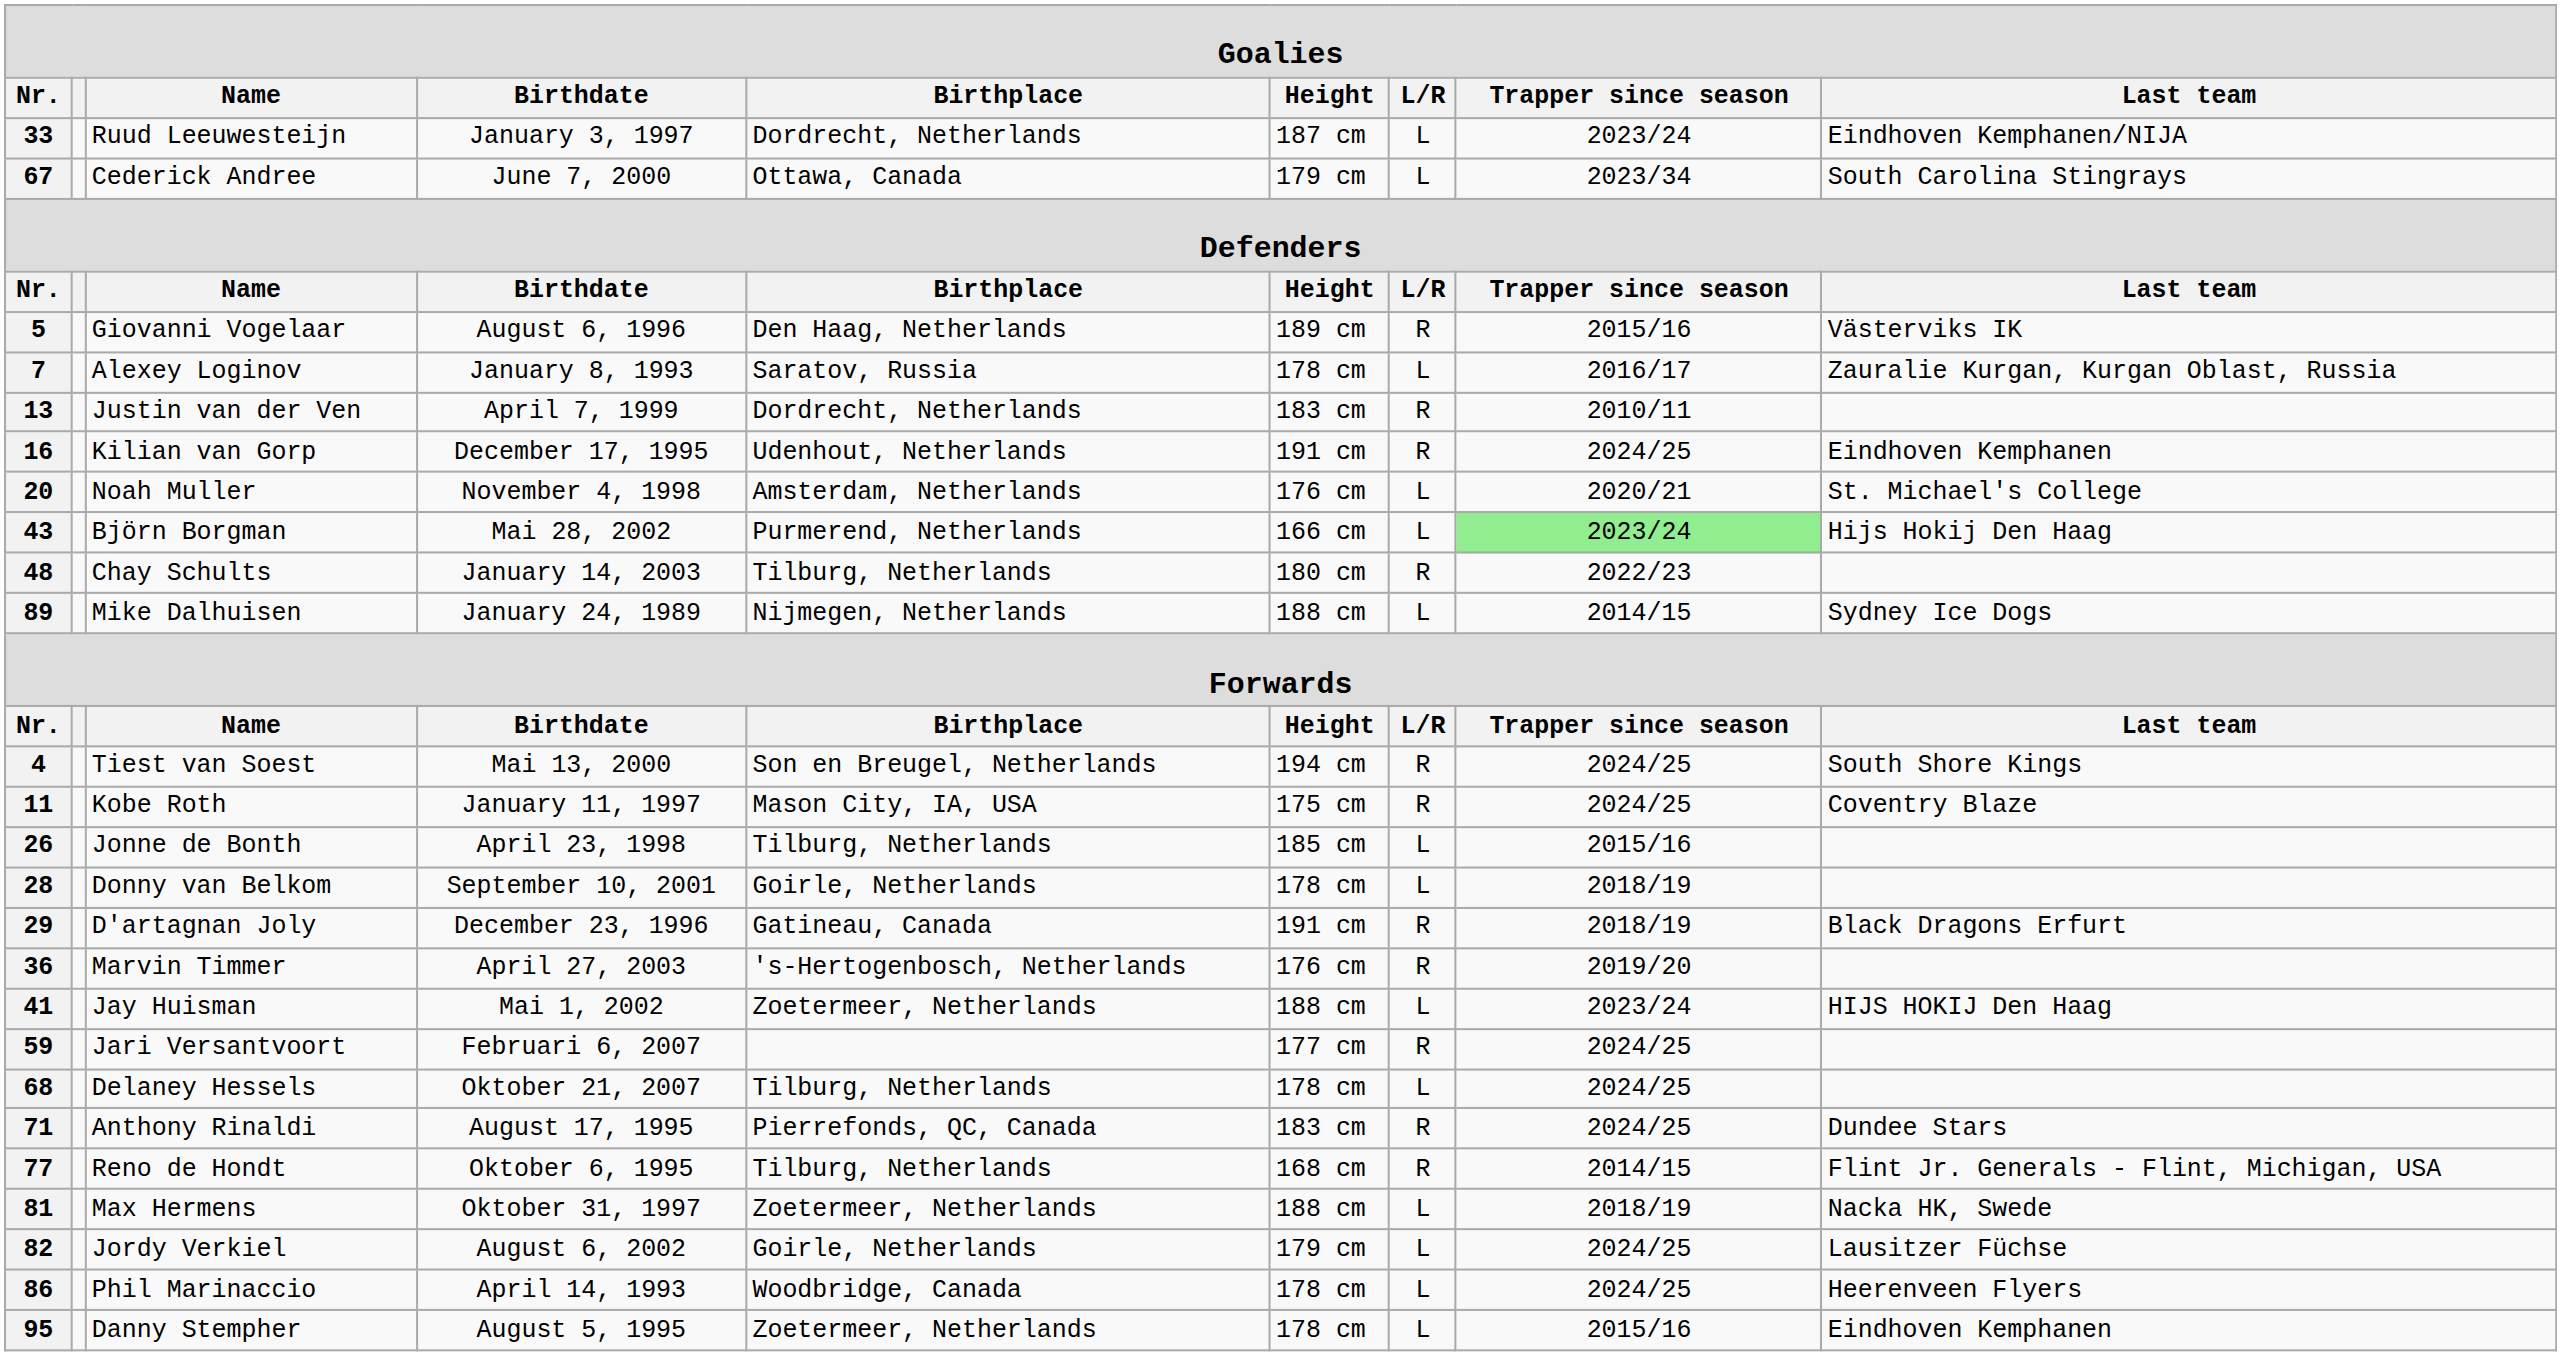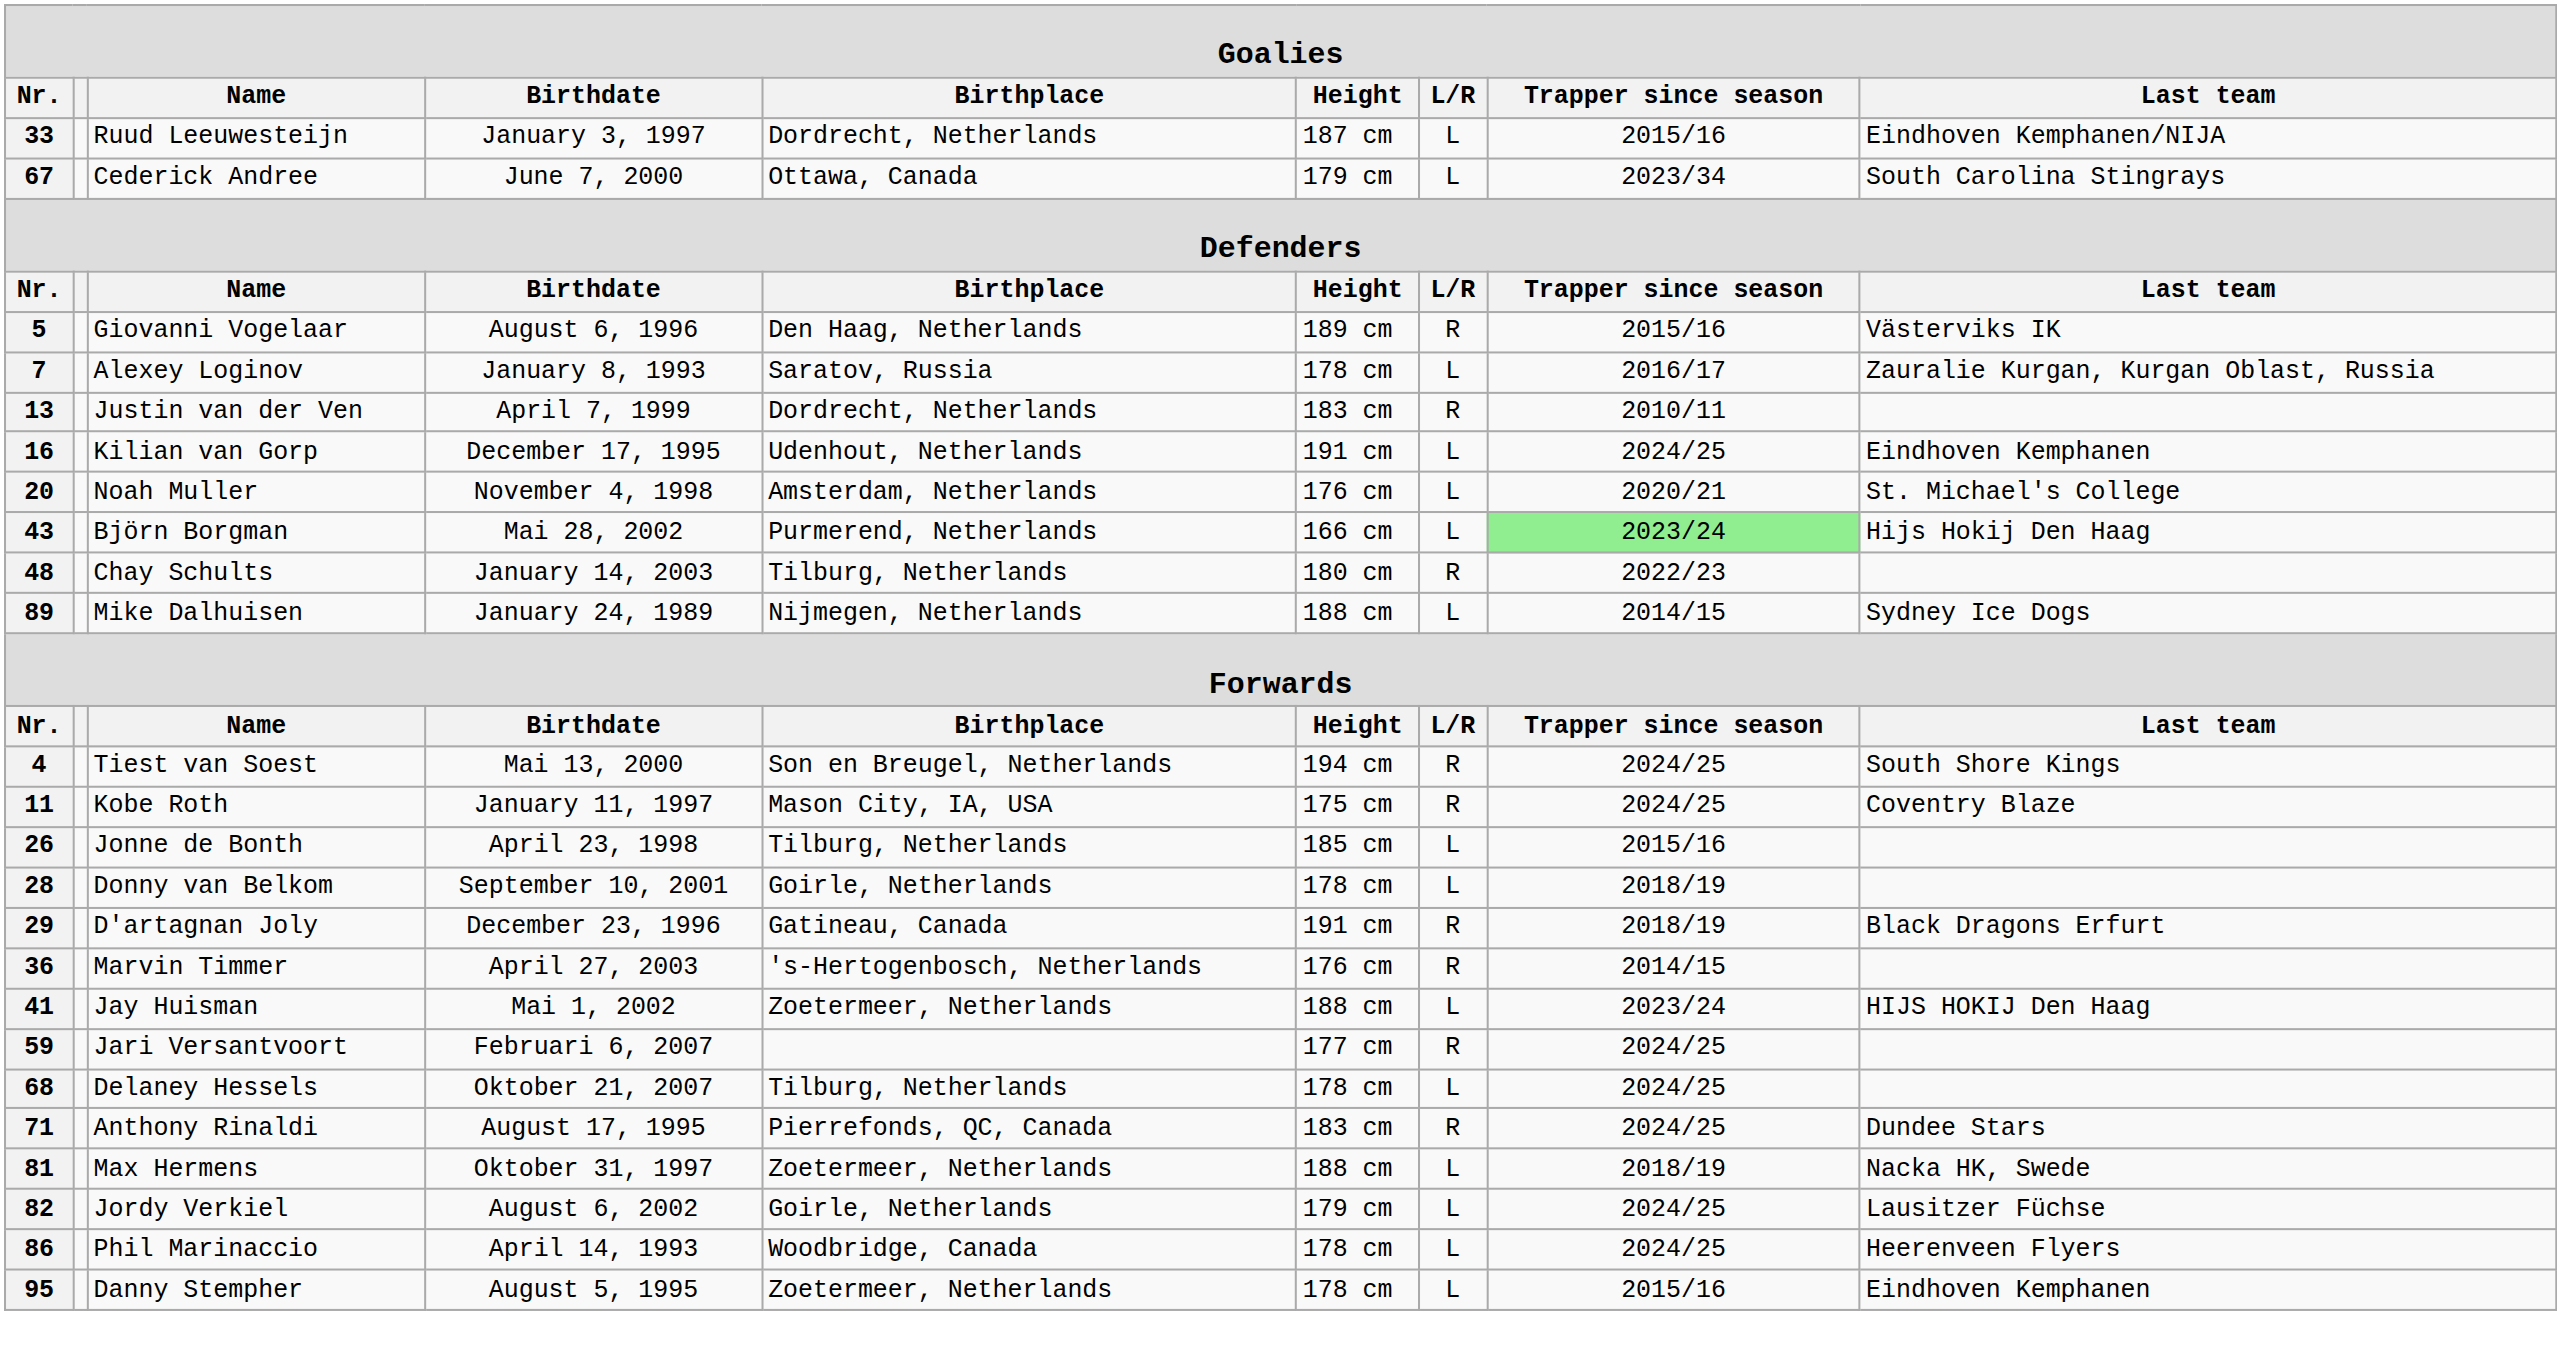(1639, 138) 2023/24 -> (1674, 138) 2015/16
(1423, 453) R -> (1453, 453) L
(1639, 968) 2019/20 -> (1674, 968) 2014/15
- row: (38, 1170)
